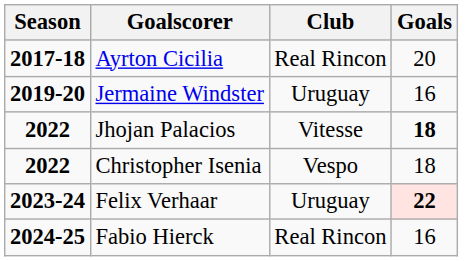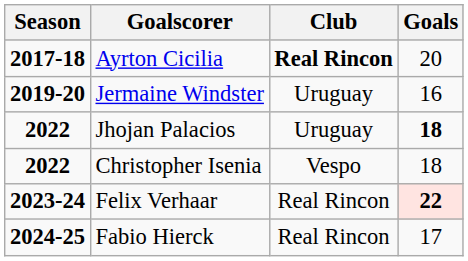(330, 58) normal -> (334, 58) bold
(330, 129) Vitesse -> (334, 129) Uruguay
(330, 201) Uruguay -> (334, 201) Real Rincon
(424, 237) 16 -> (431, 237) 17
